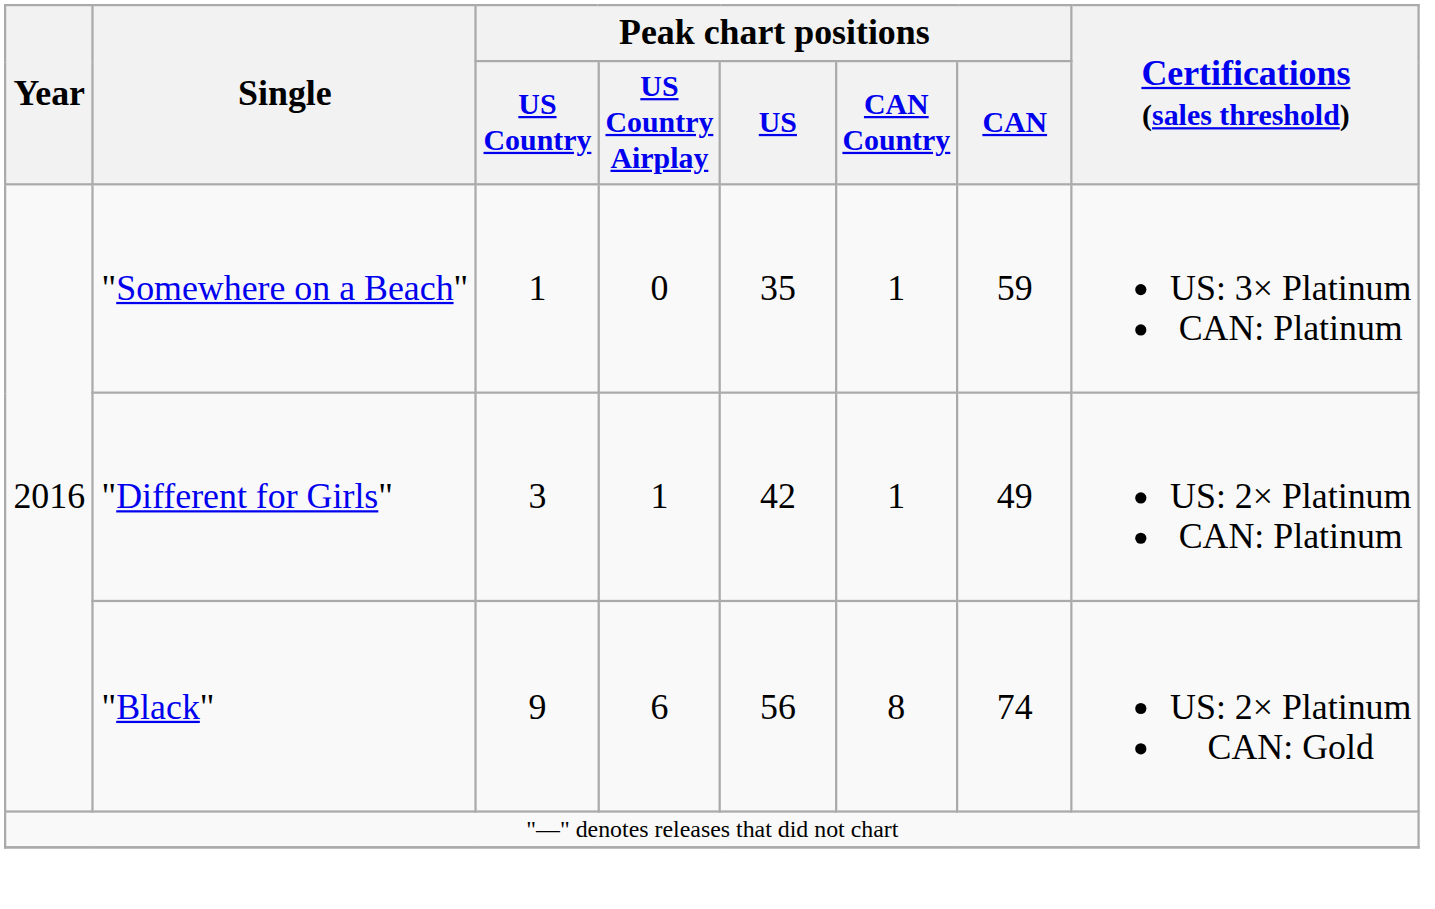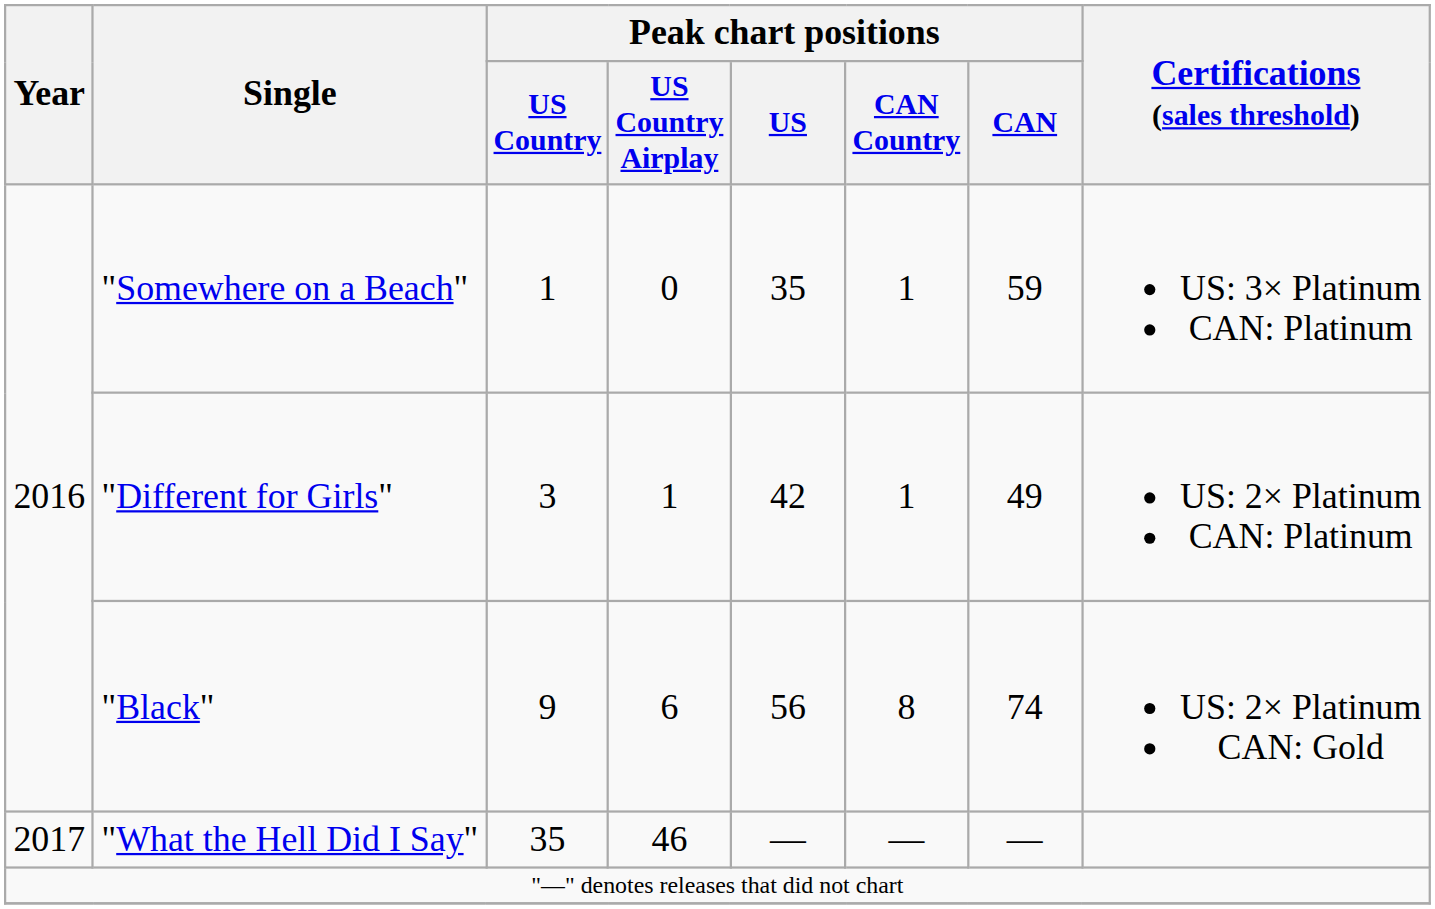+ row: (290, 838)
